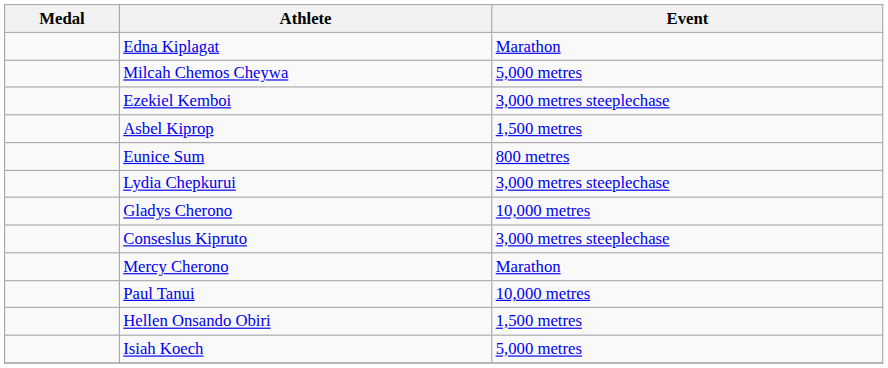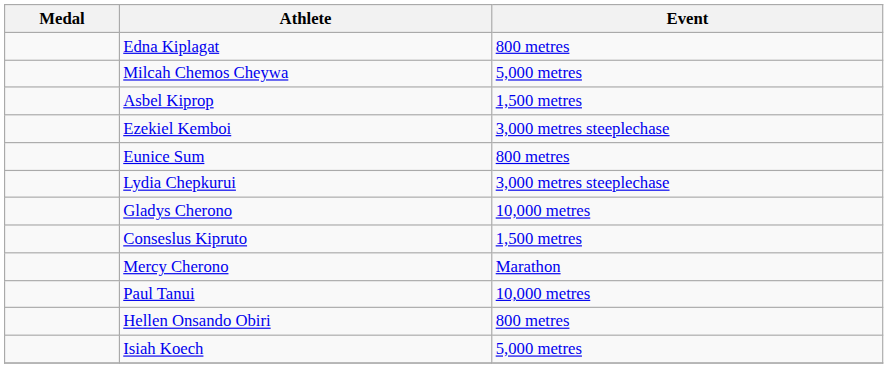(528, 46) Marathon -> (533, 46) 800 metres
rows swapped: (177, 101) <-> (168, 128)
(583, 239) 3,000 metres steeplechase -> (539, 239) 1,500 metres
(539, 321) 1,500 metres -> (533, 321) 800 metres
